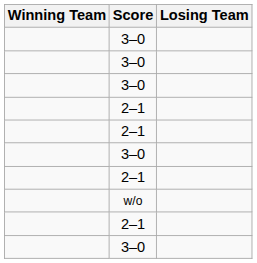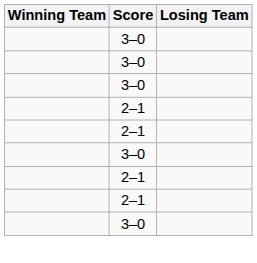- row: (57, 201)
